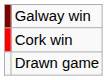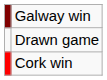rows swapped: (44, 39) <-> (57, 63)
